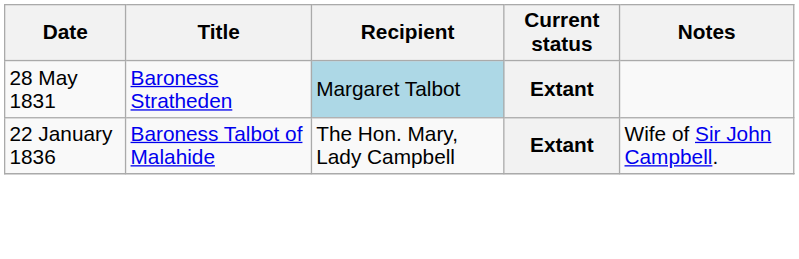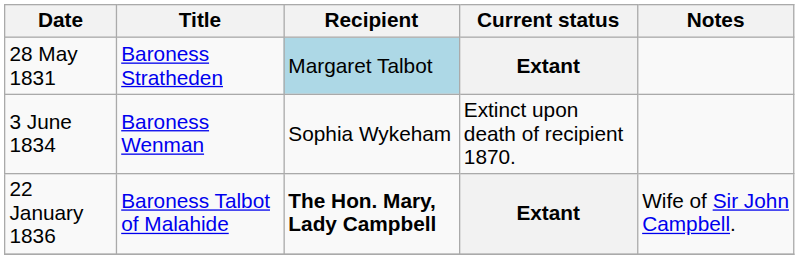+ row: (41, 133)
(387, 145) normal -> (362, 213) bold
